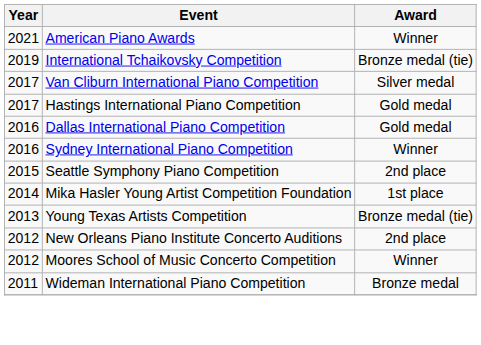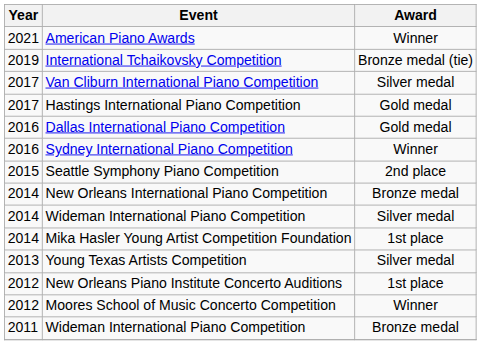+ row: (23, 194)
+ row: (23, 216)
(416, 216) Bronze medal (tie) -> (416, 261) Silver medal
(416, 238) 2nd place -> (416, 283) 1st place
